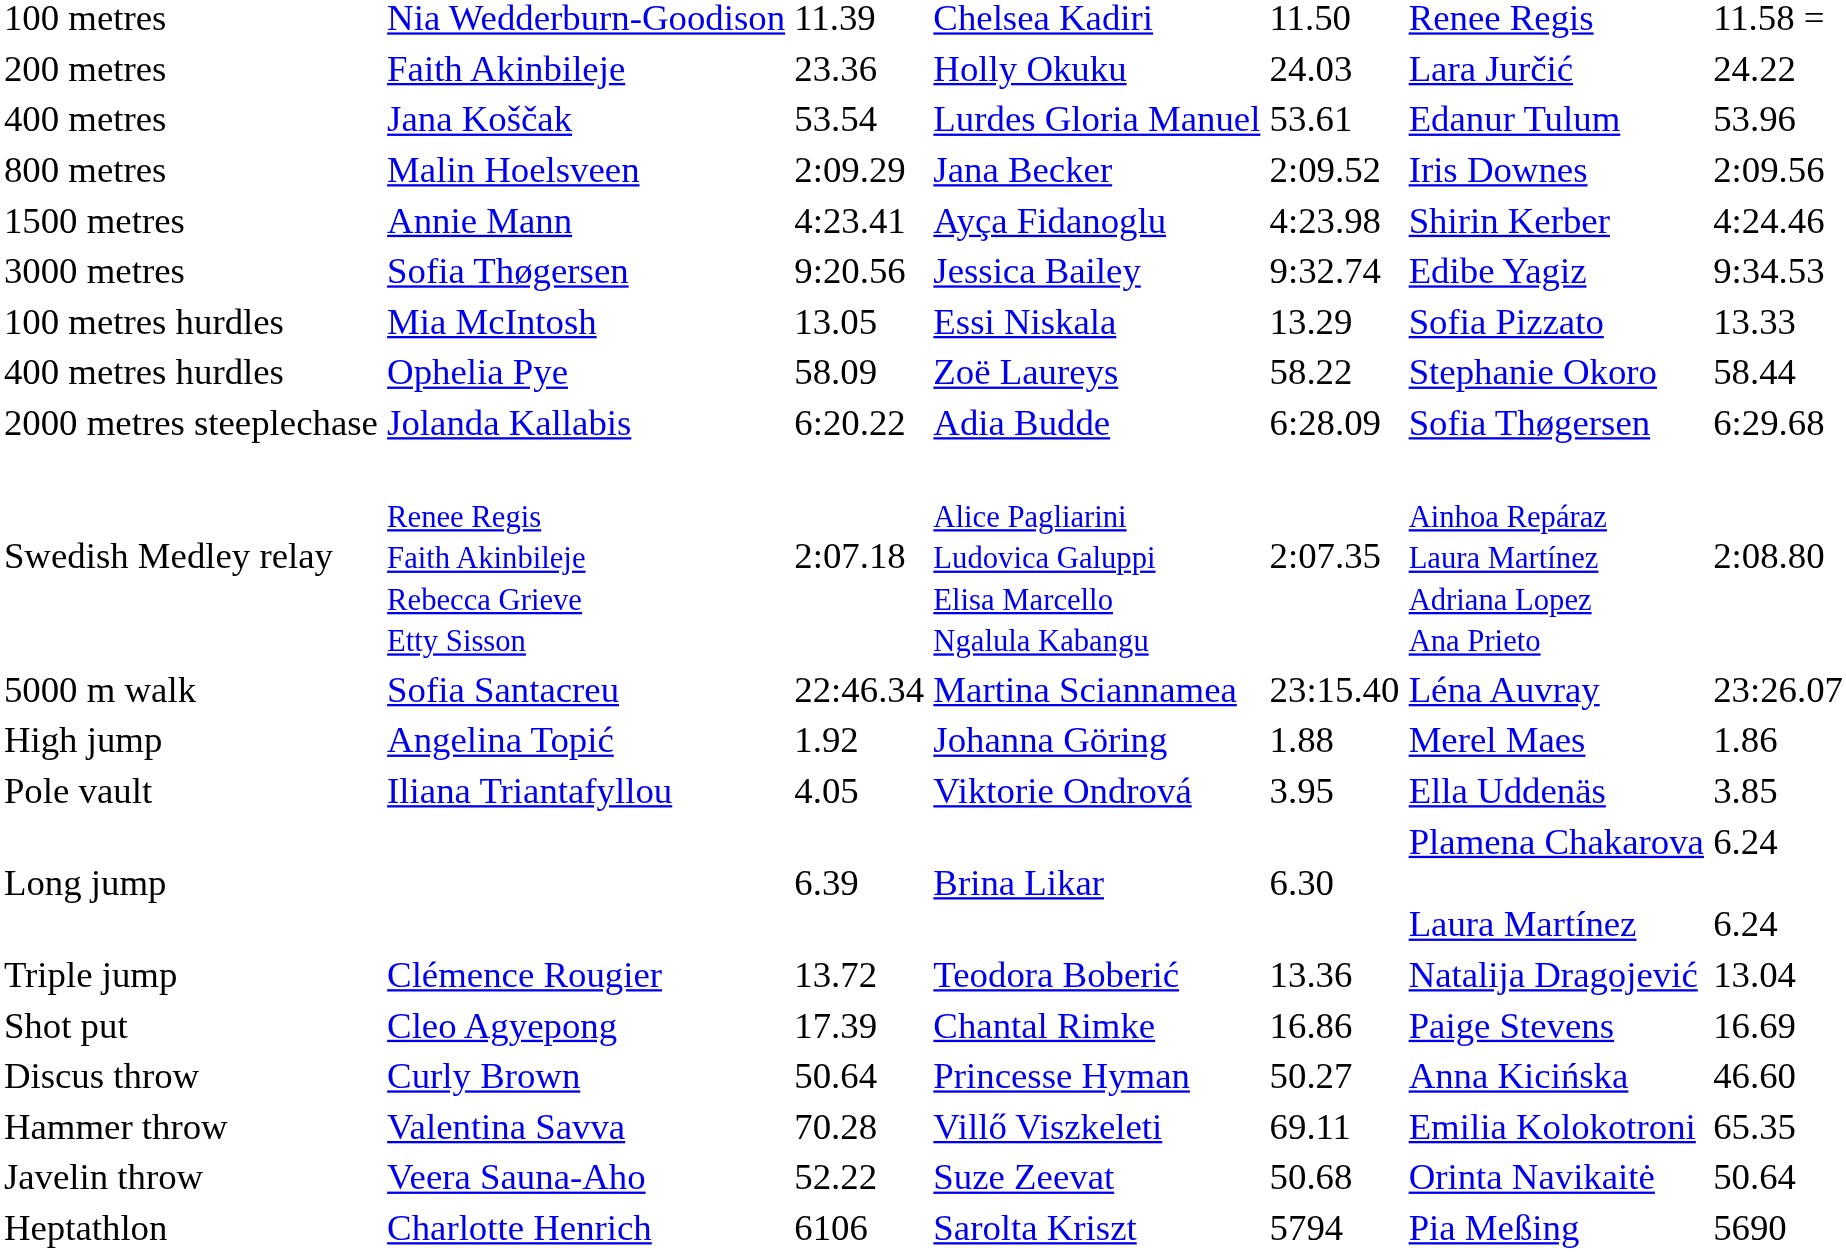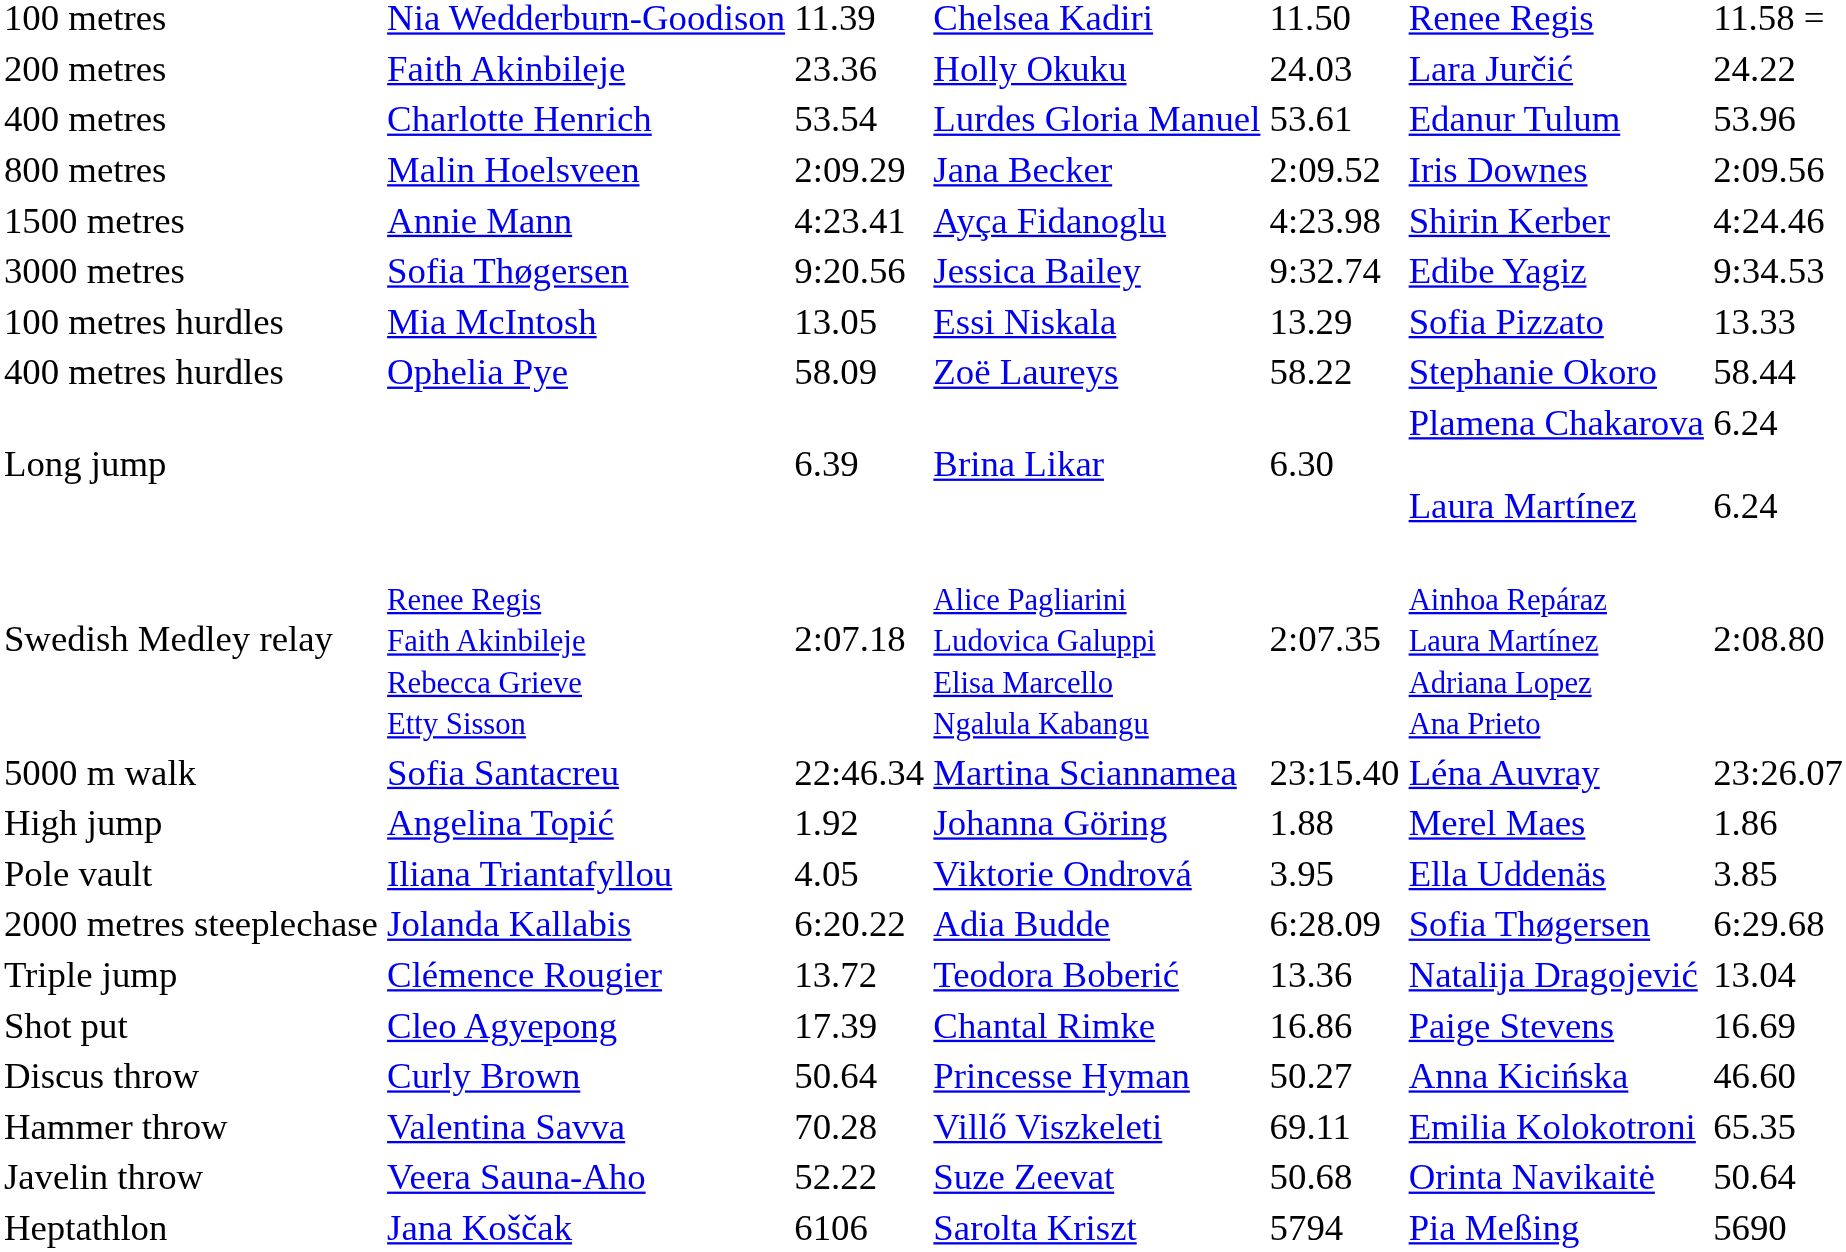(480, 119) Jana Koščak -> (519, 119) Charlotte Henrich
rows swapped: (191, 422) <-> (85, 882)
(519, 1227) Charlotte Henrich -> (480, 1227) Jana Koščak
